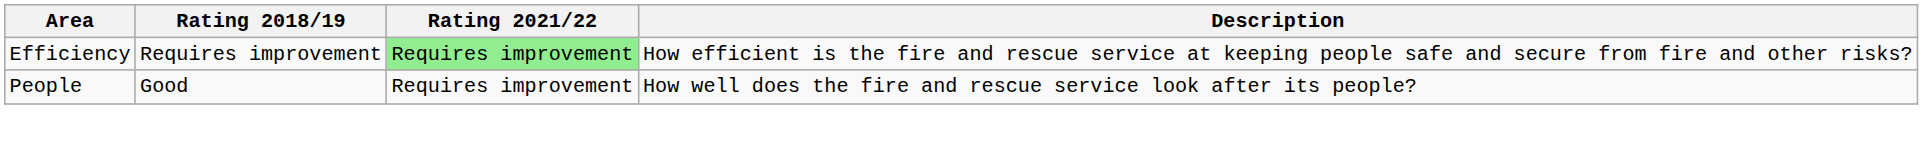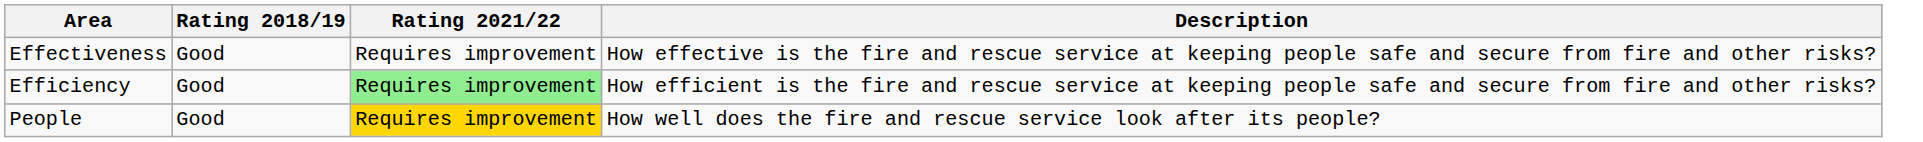+ row: (88, 54)
(261, 54) Requires improvement -> (201, 87) Good
(512, 87) no background -> (476, 120) gold background
